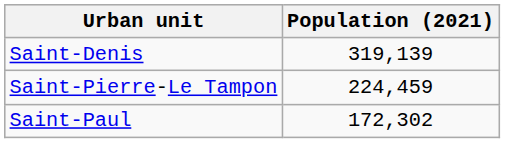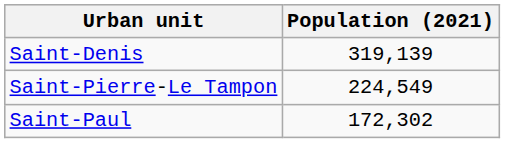(390, 87) 224,459 -> (390, 87) 224,549
